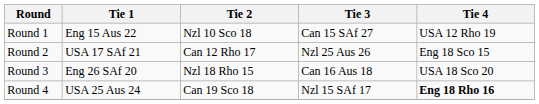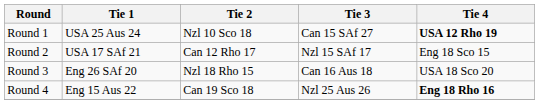(101, 33) Eng 15 Aus 22 -> (103, 33) USA 25 Aus 24
(457, 33) normal -> (458, 33) bold
(336, 52) Nzl 25 Aus 26 -> (336, 52) Nzl 15 SAf 17
(103, 90) USA 25 Aus 24 -> (101, 90) Eng 15 Aus 22
(336, 90) Nzl 15 SAf 17 -> (336, 90) Nzl 25 Aus 26
